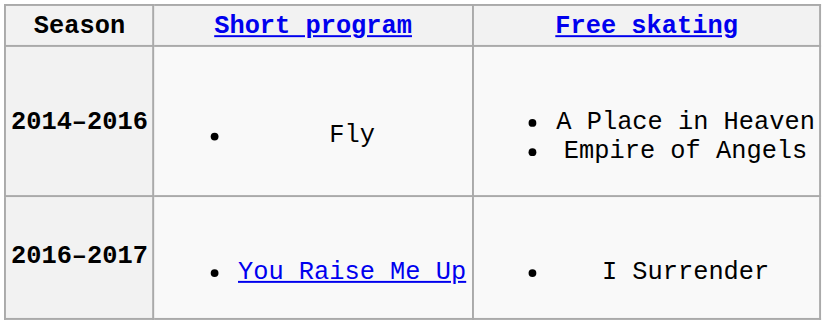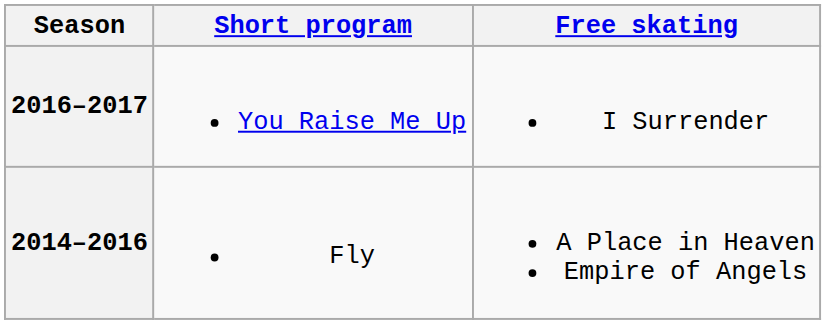rows swapped: (79, 257) <-> (79, 122)
